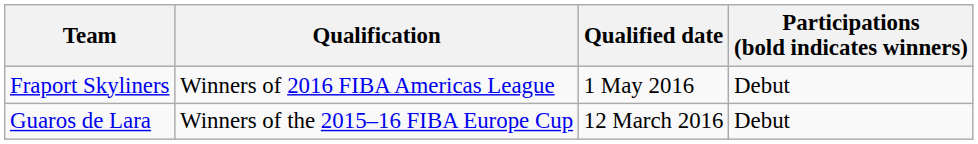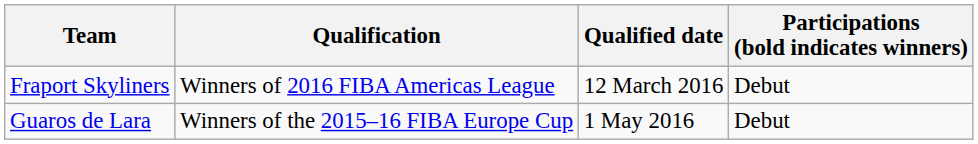(639, 84) 1 May 2016 -> (654, 84) 12 March 2016
(654, 120) 12 March 2016 -> (639, 120) 1 May 2016
